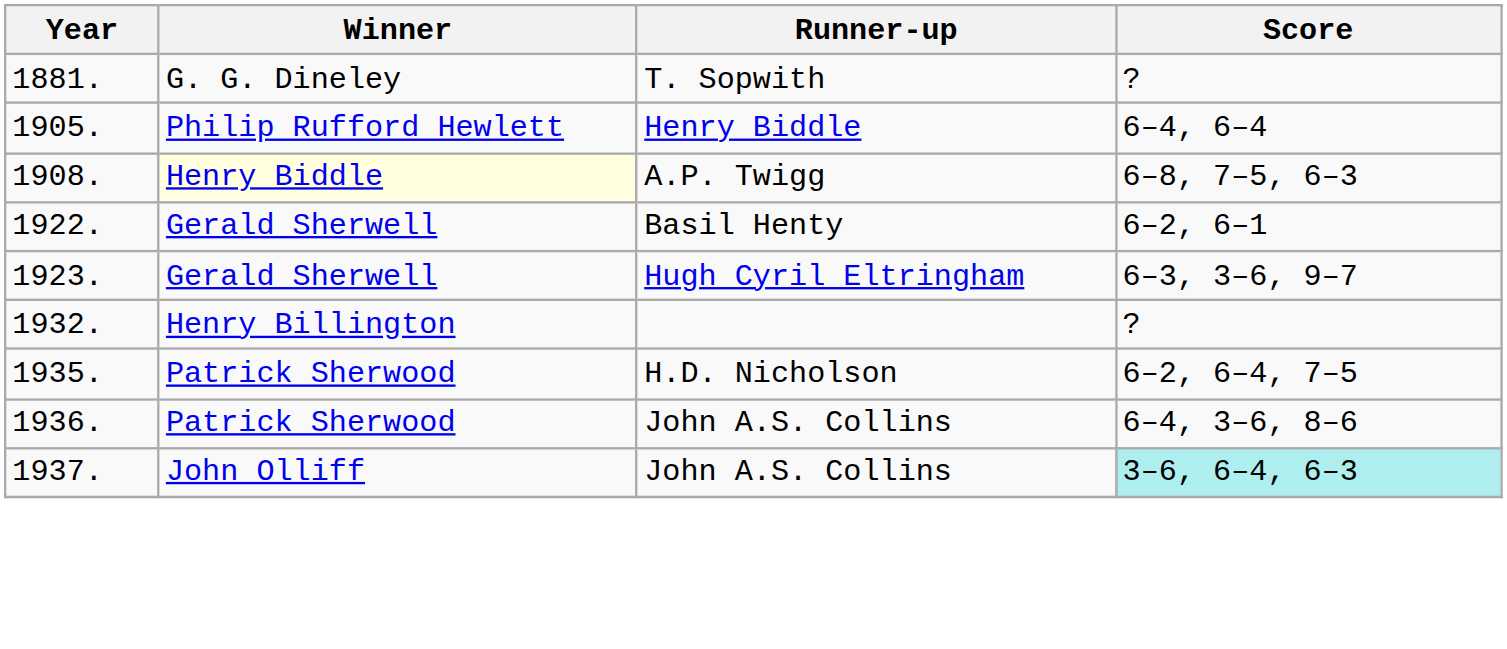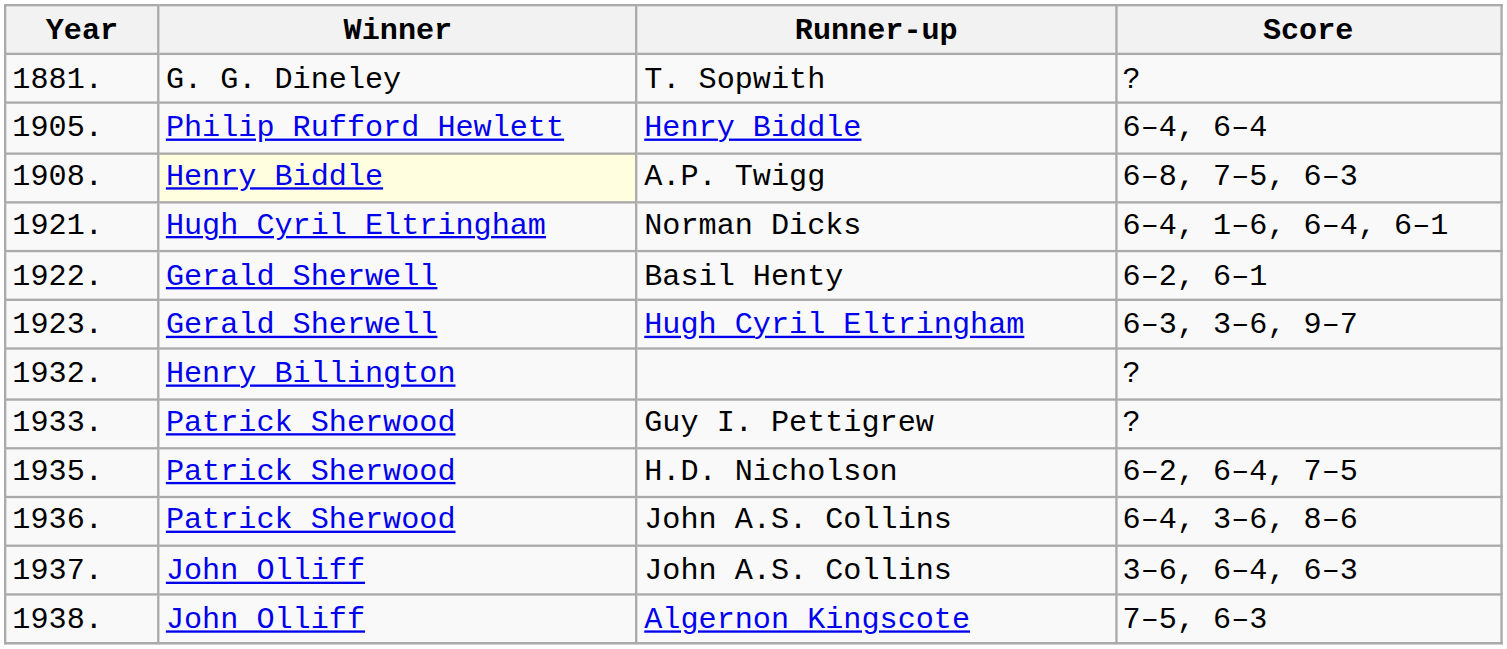+ row: (58, 226)
+ row: (58, 423)
(1240, 472) paleturquoise background -> (1240, 570) no background
+ row: (58, 620)
